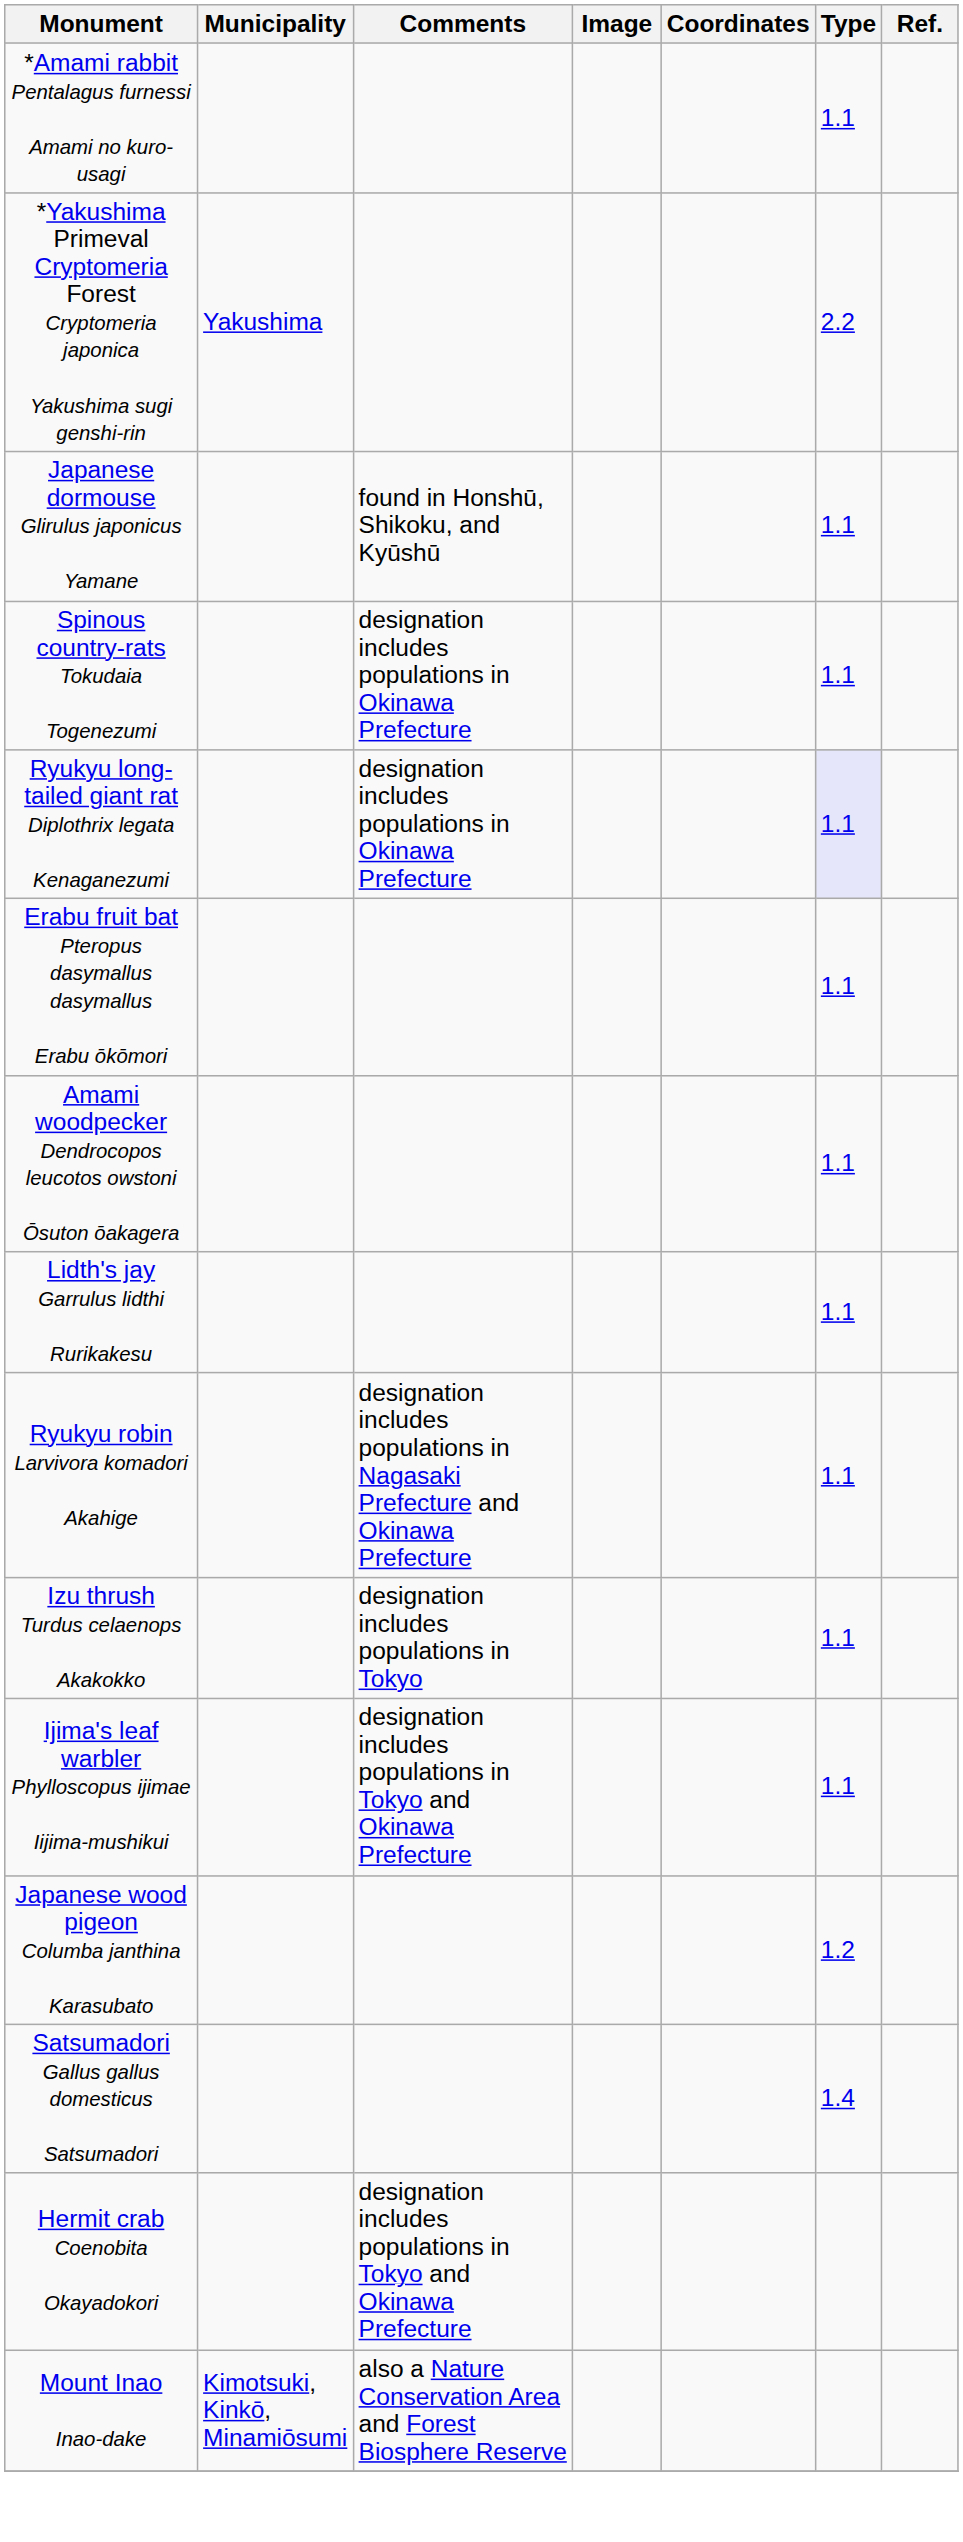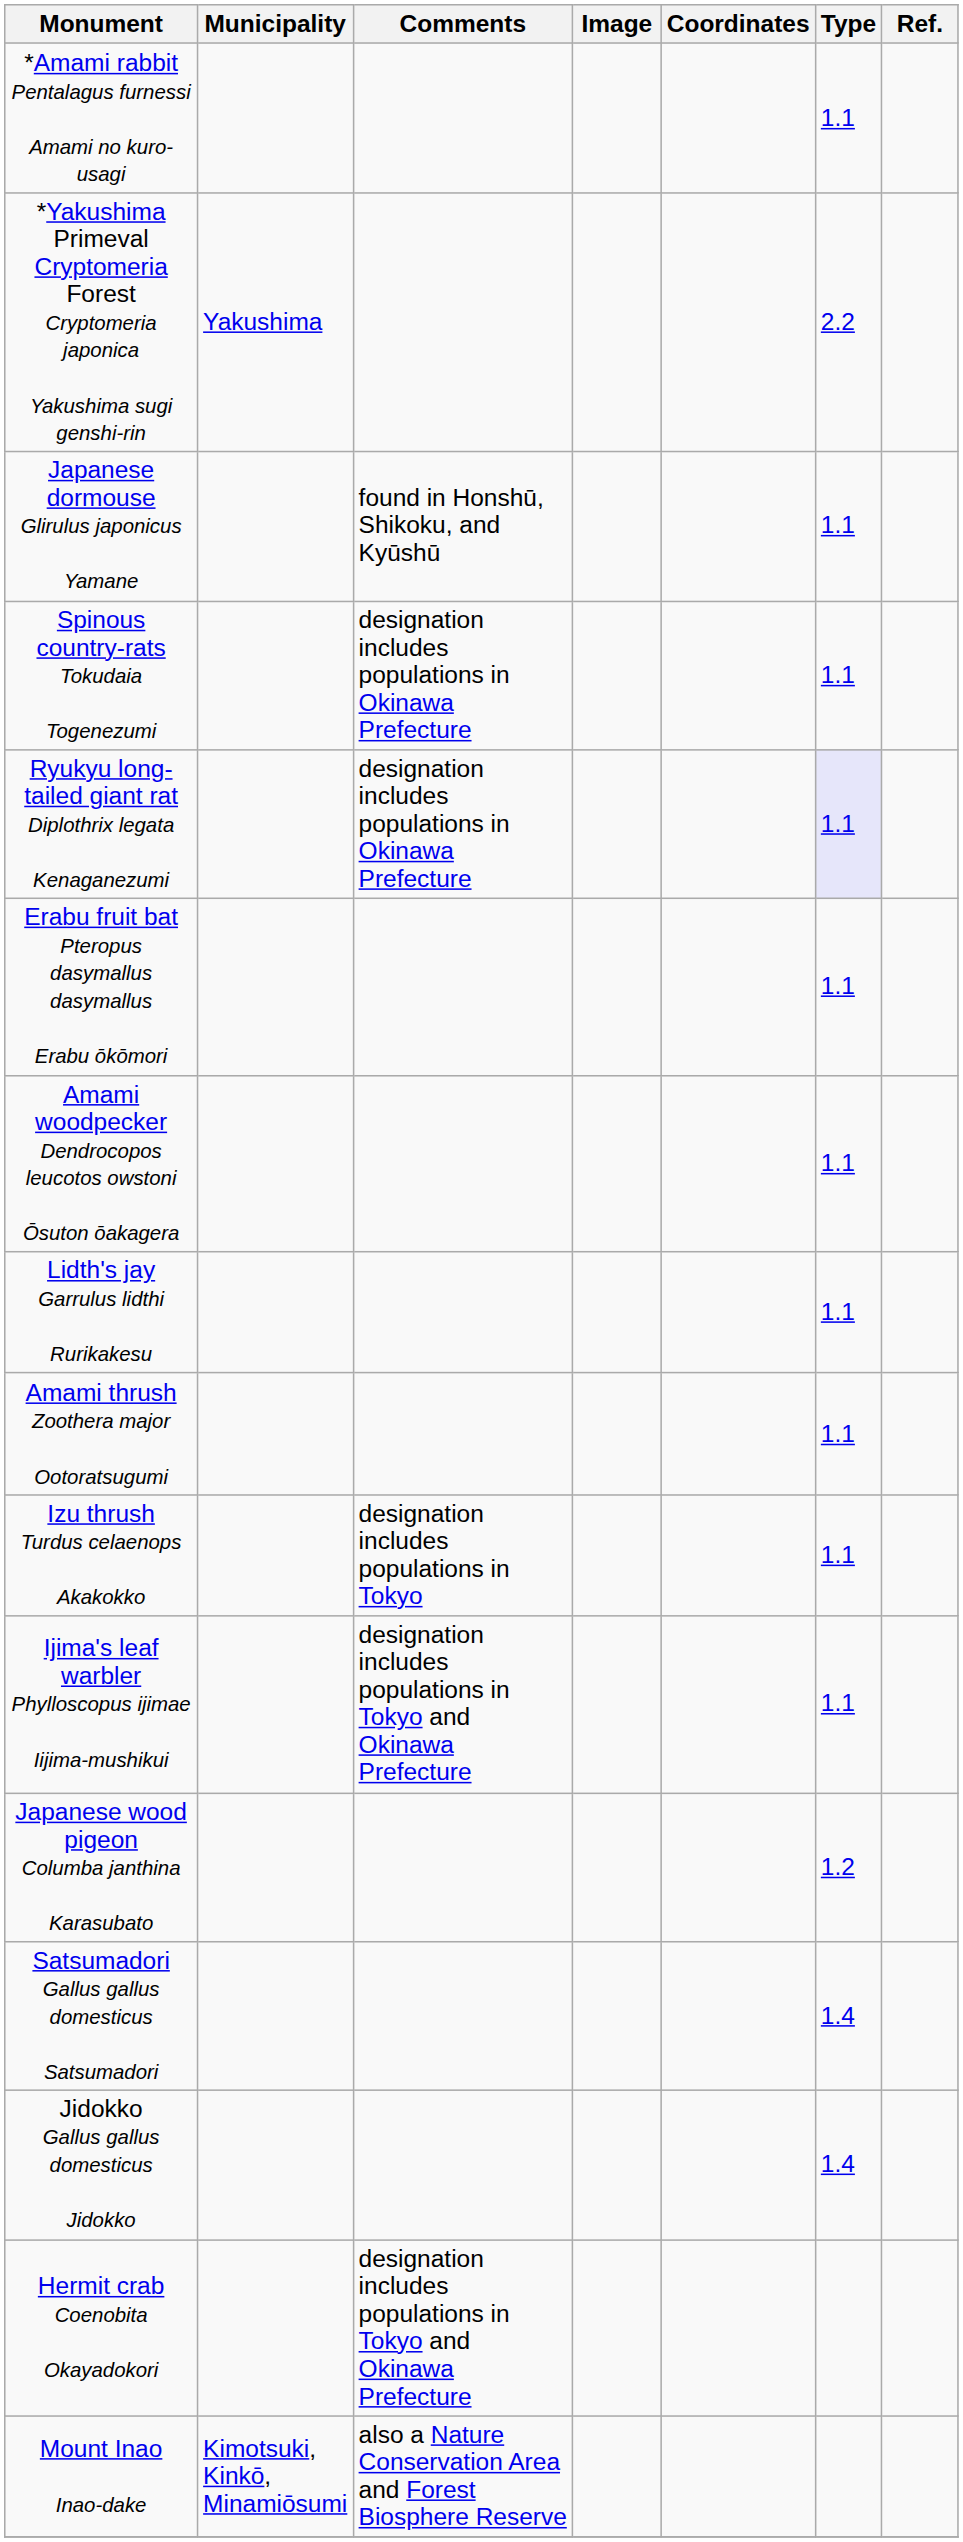- row: (101, 1474)
+ row: (101, 1433)
+ row: (101, 2164)
